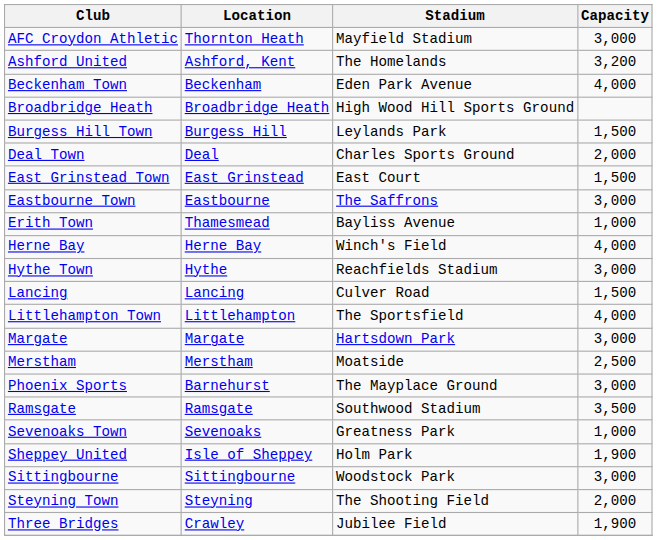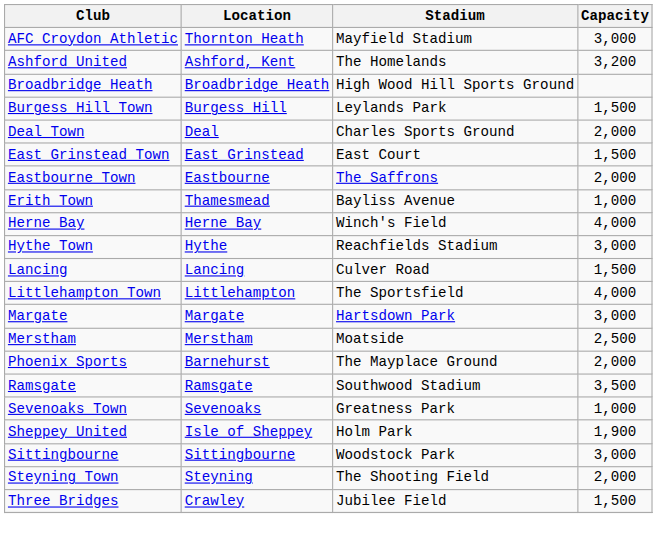- row: (67, 85)
(615, 201) 3,000 -> (615, 178) 2,000
(615, 386) 3,000 -> (615, 363) 2,000
(615, 524) 1,900 -> (615, 501) 1,500
